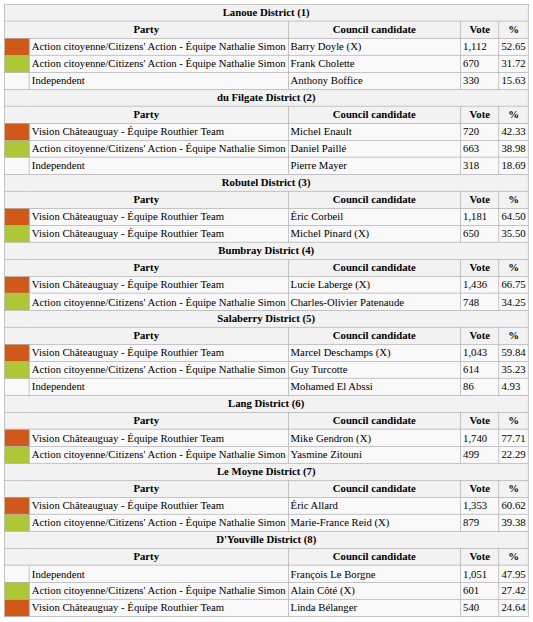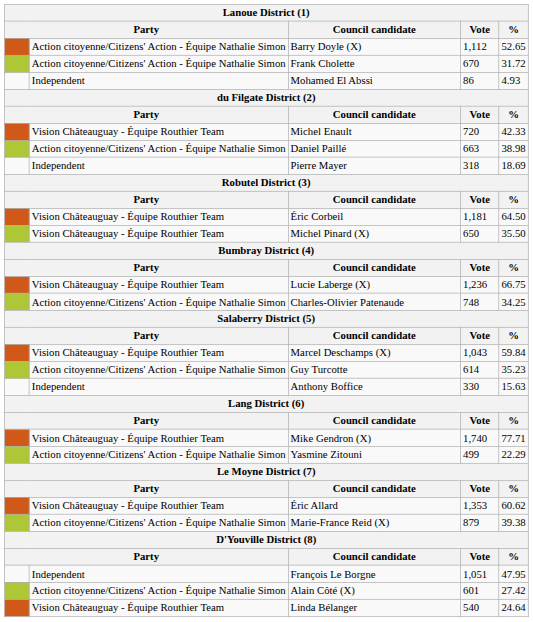rows swapped: (327, 81) <-> (332, 387)
(475, 285) 1,436 -> (475, 285) 1,236
